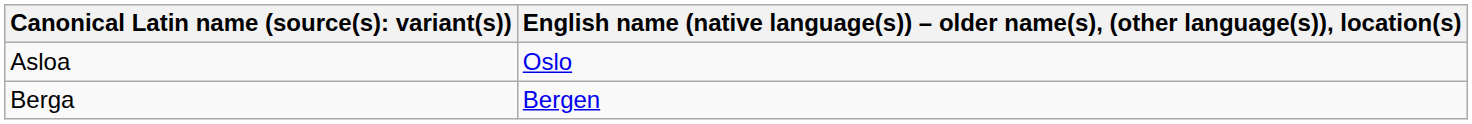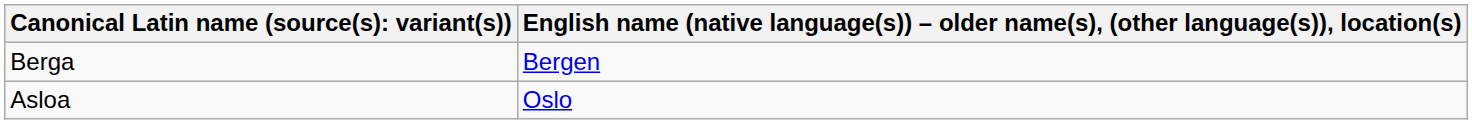rows swapped: (40, 61) <-> (42, 99)
